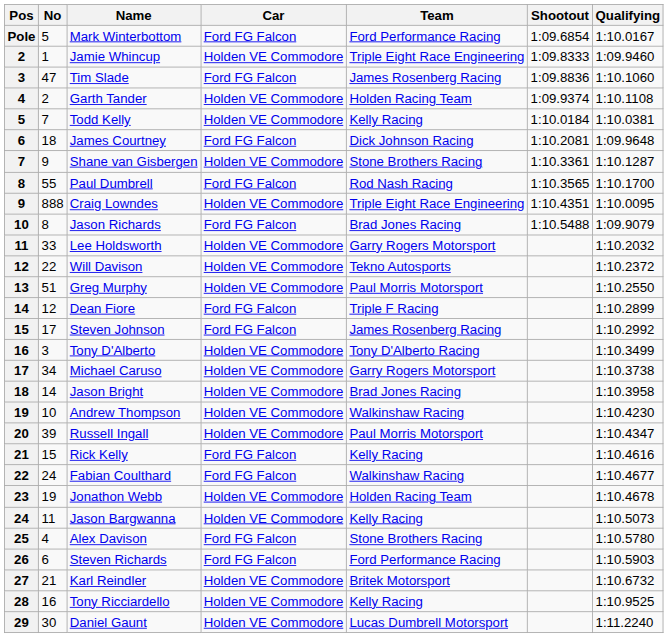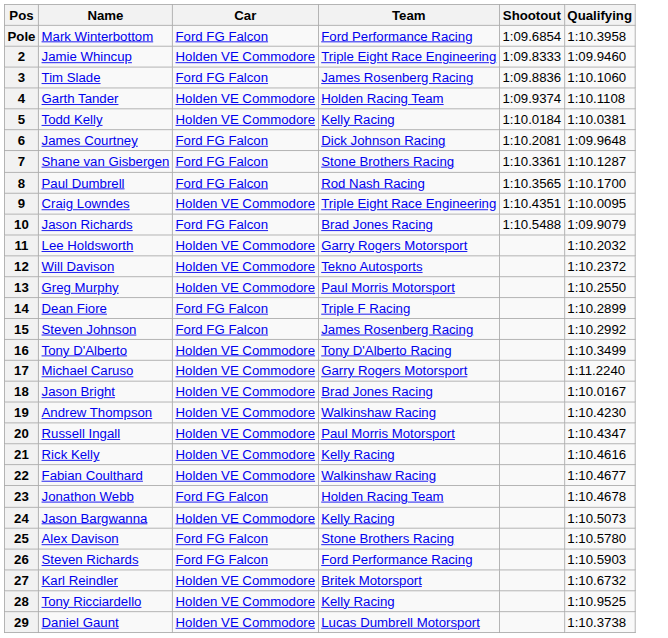- column: (53, 15)
(625, 36) 1:10.0167 -> (597, 36) 1:10.3958
(273, 162) Holden VE Commodore -> (222, 162) Ford FG Falcon
(625, 371) 1:10.3738 -> (596, 371) 1:11.2240
(625, 392) 1:10.3958 -> (597, 392) 1:10.0167
(250, 455) Ford FG Falcon -> (245, 455) Holden VE Commodore
(250, 476) Ford FG Falcon -> (245, 476) Holden VE Commodore
(273, 497) Holden VE Commodore -> (222, 497) Ford FG Falcon
(624, 622) 1:11.2240 -> (597, 622) 1:10.3738
